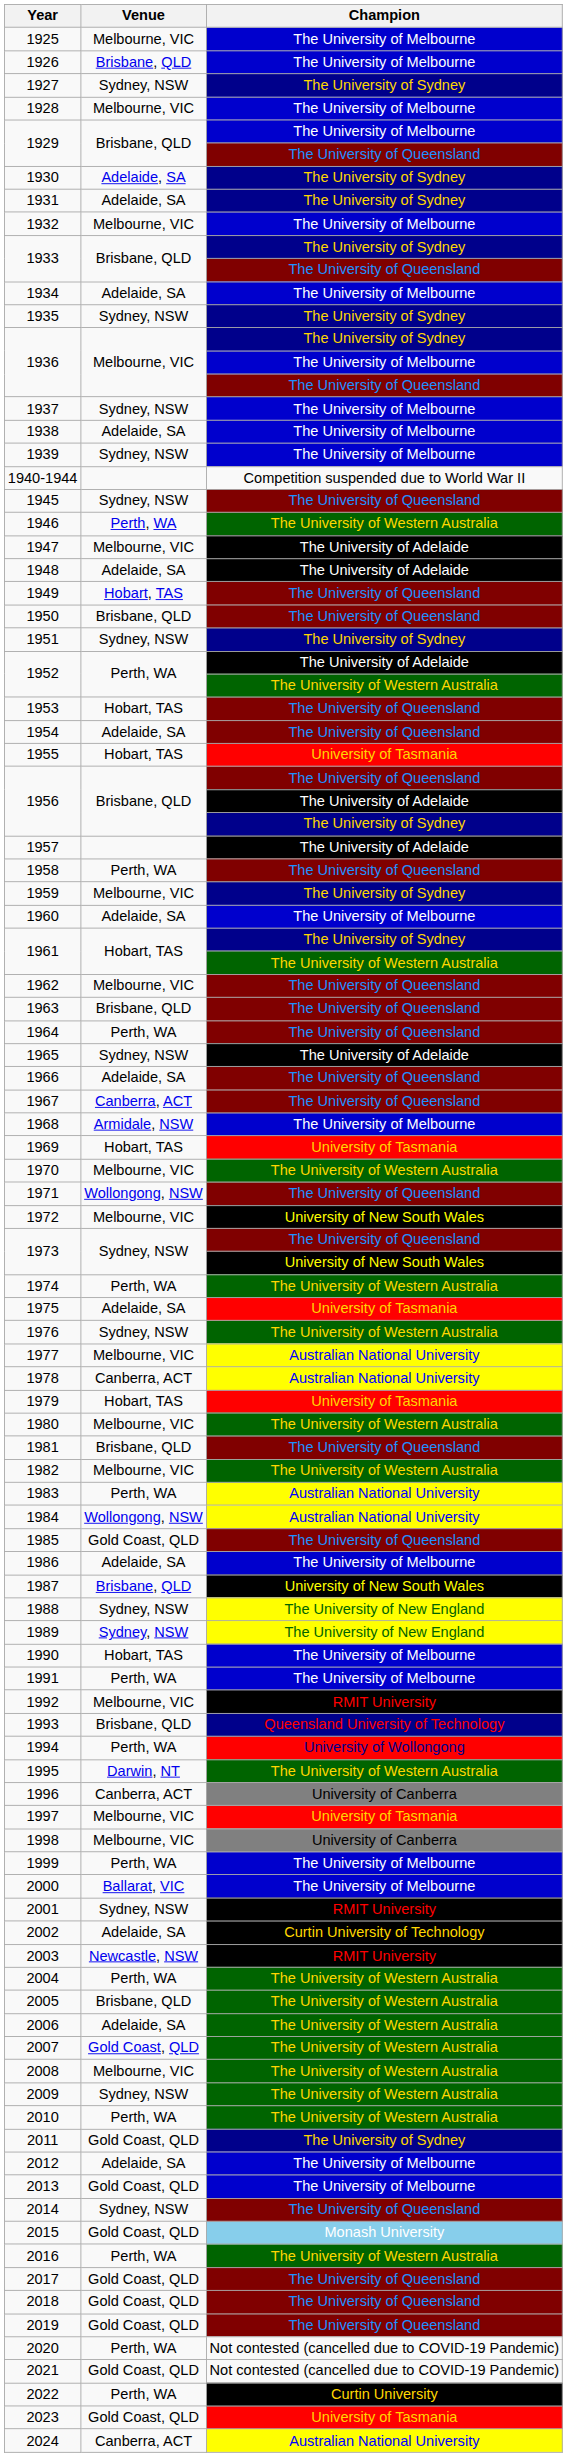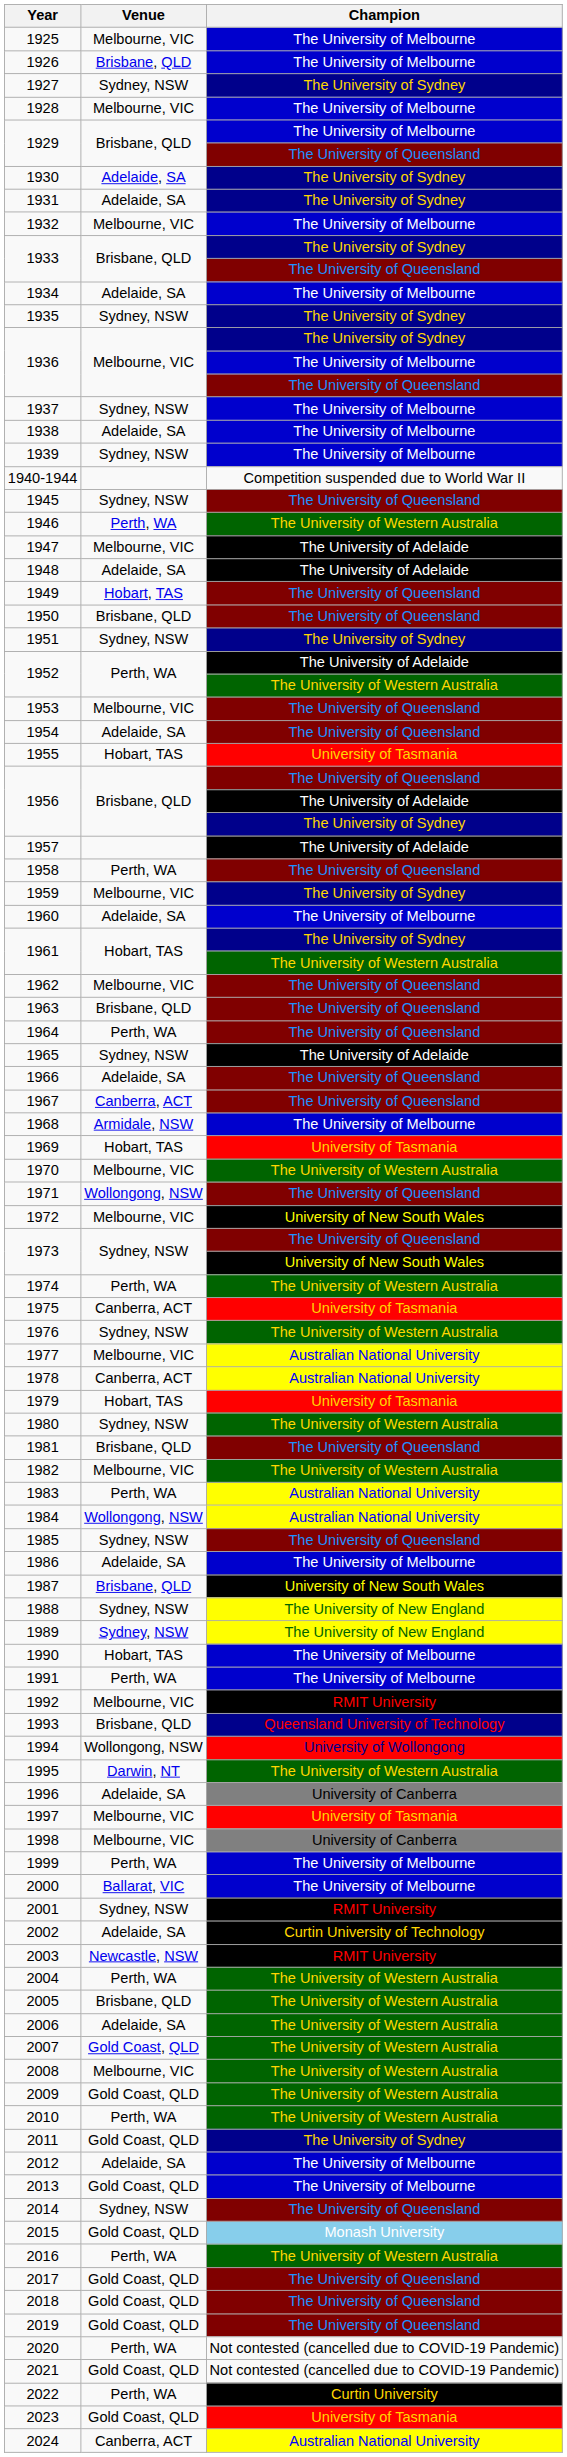(144, 708) Hobart, TAS -> (143, 708) Melbourne, VIC
(143, 1309) Adelaide, SA -> (144, 1309) Canberra, ACT
(143, 1424) Melbourne, VIC -> (144, 1424) Sydney, NSW
(143, 1540) Gold Coast, QLD -> (144, 1540) Sydney, NSW
(144, 1747) Perth, WA -> (144, 1747) Wollongong, NSW
(144, 1794) Canberra, ACT -> (143, 1794) Adelaide, SA
(144, 2094) Sydney, NSW -> (143, 2094) Gold Coast, QLD
